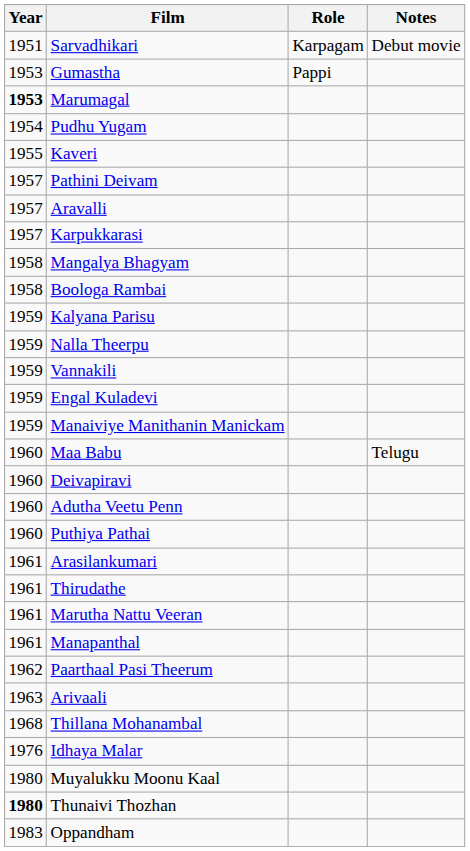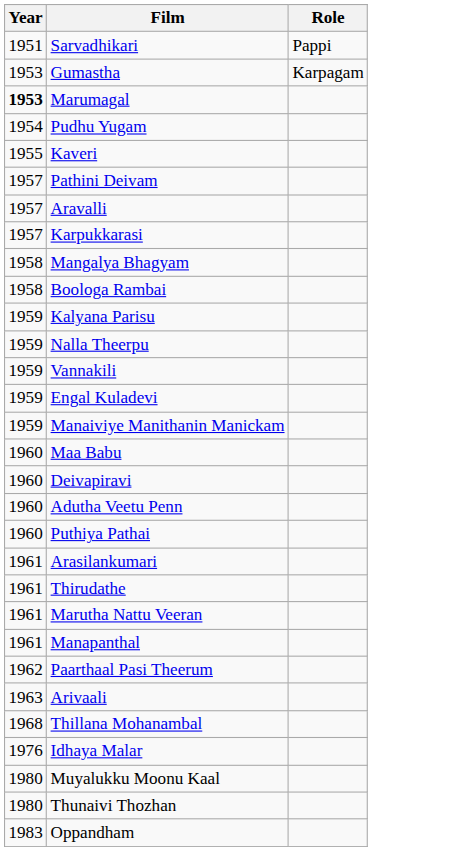- column: (416, 18)
(328, 45) Karpagam -> (312, 45) Pappi
(312, 72) Pappi -> (328, 72) Karpagam
(26, 805) bold -> (26, 805) normal
